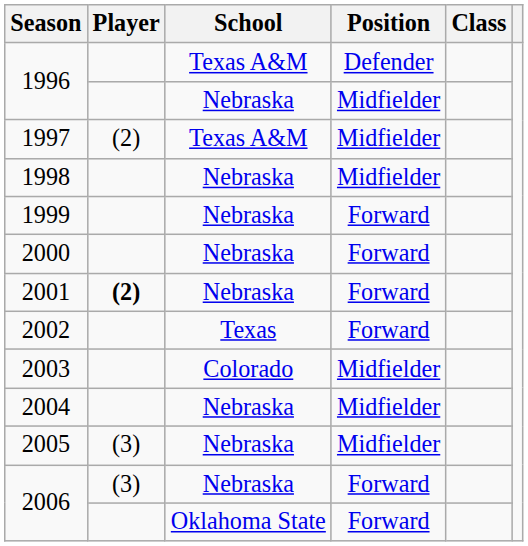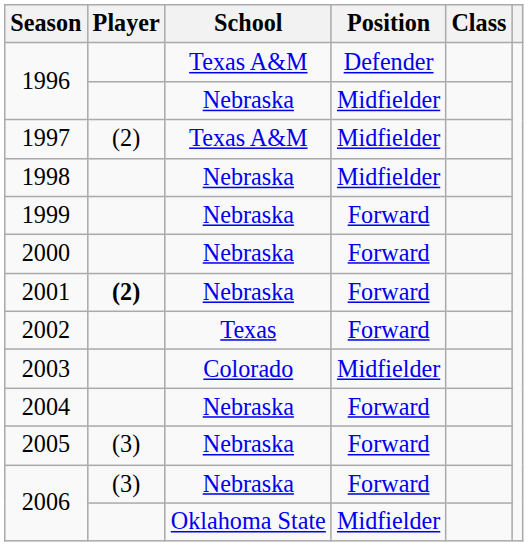(389, 406) Midfielder -> (389, 406) Forward
(389, 445) Midfielder -> (389, 445) Forward
(389, 521) Forward -> (389, 521) Midfielder
